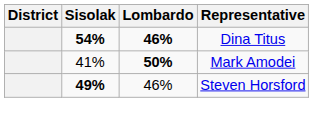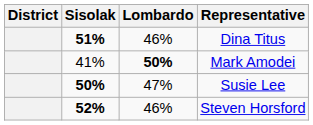(90, 39) 54% -> (90, 39) 51%
(158, 39) bold -> (158, 39) normal
+ row: (253, 85)
(90, 85) 49% -> (90, 108) 52%
